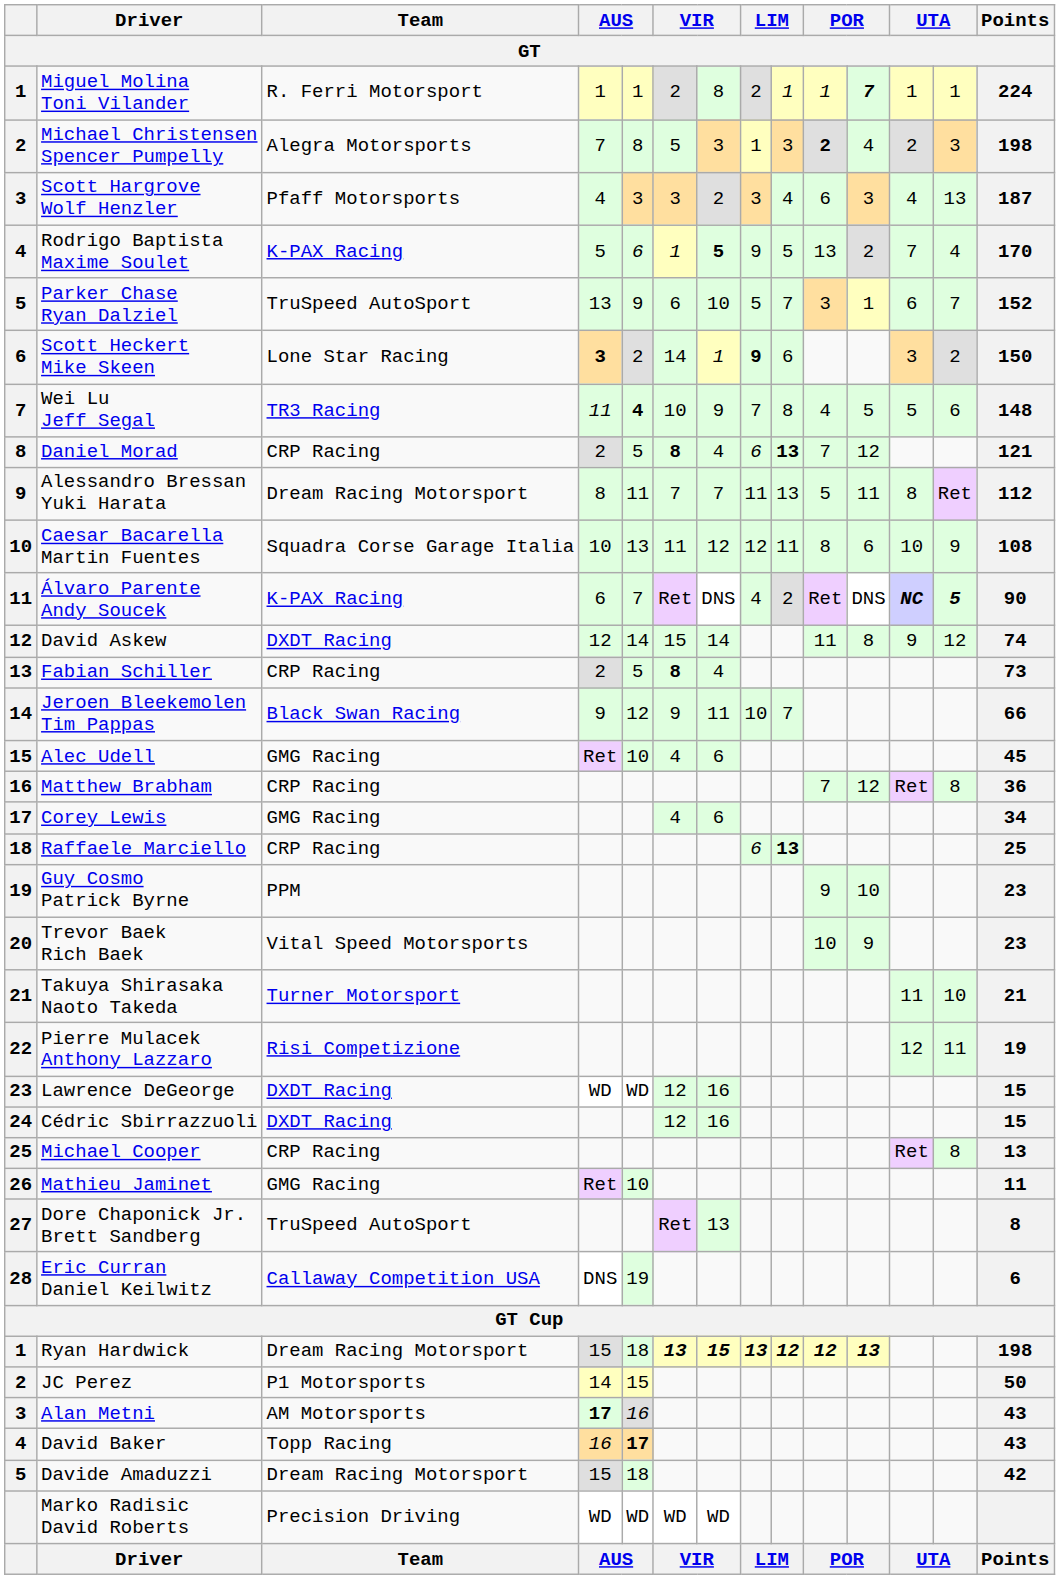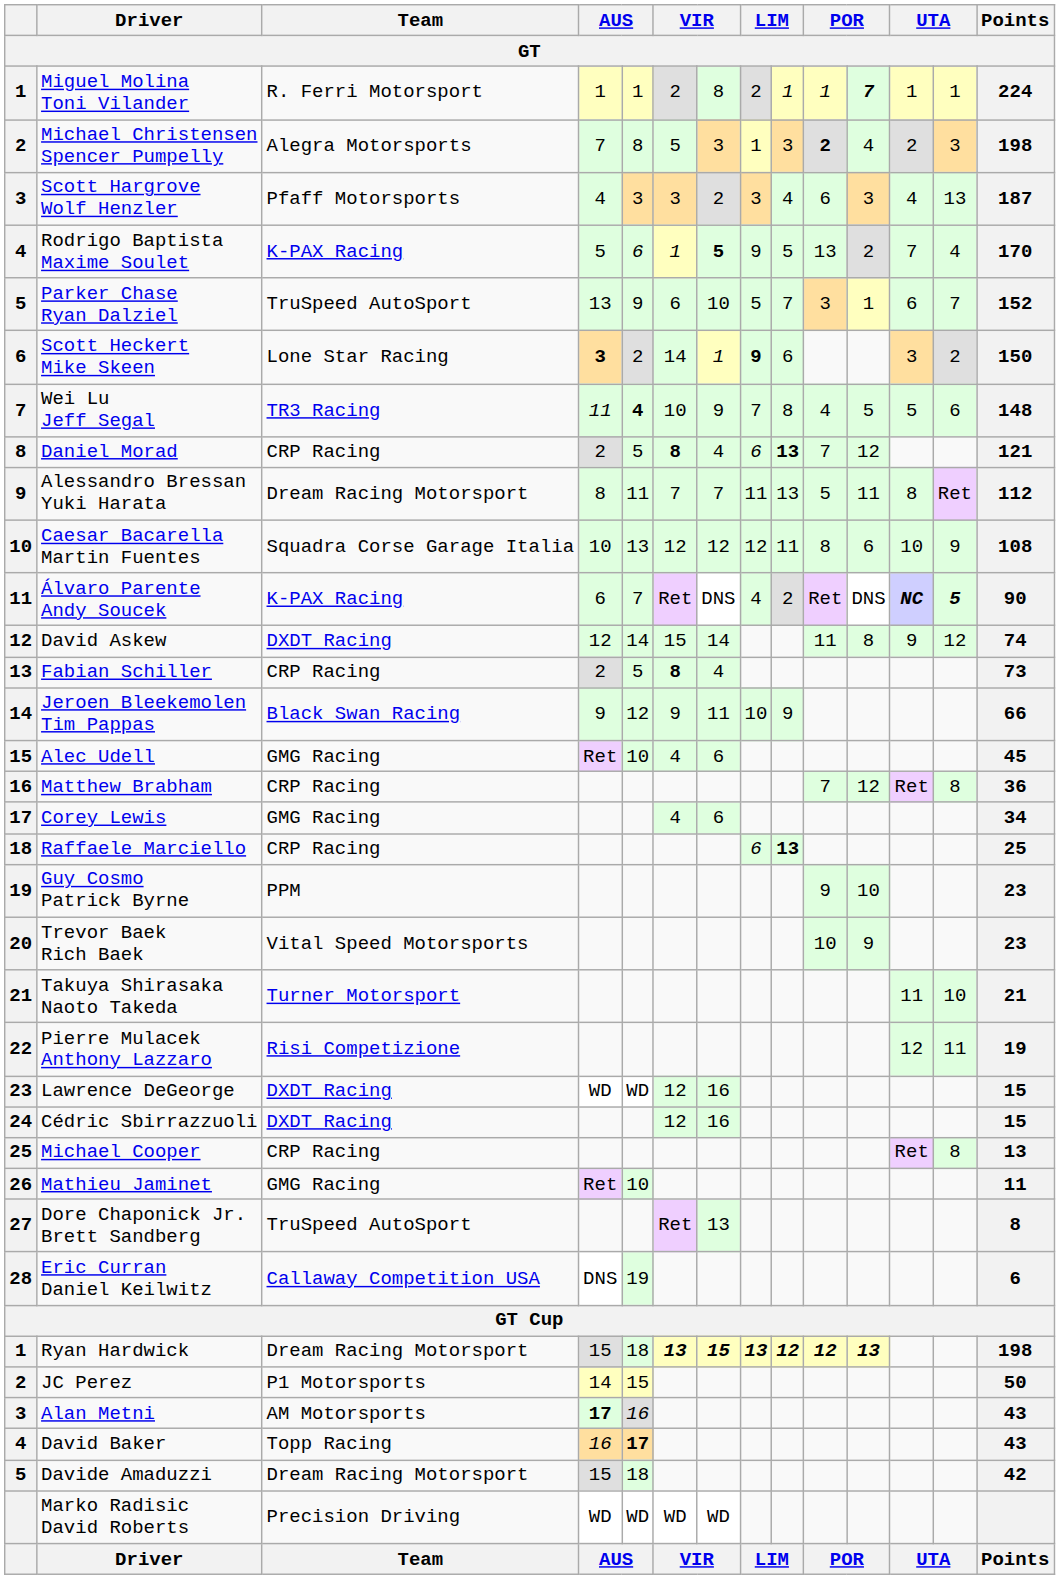(675, 547) 11 -> (675, 547) 12
(788, 714) 7 -> (788, 714) 9
